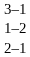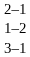rows swapped: (15, 9) <-> (15, 48)
